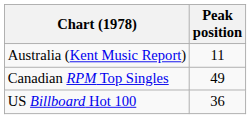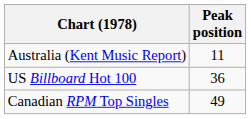rows swapped: (88, 78) <-> (72, 101)
